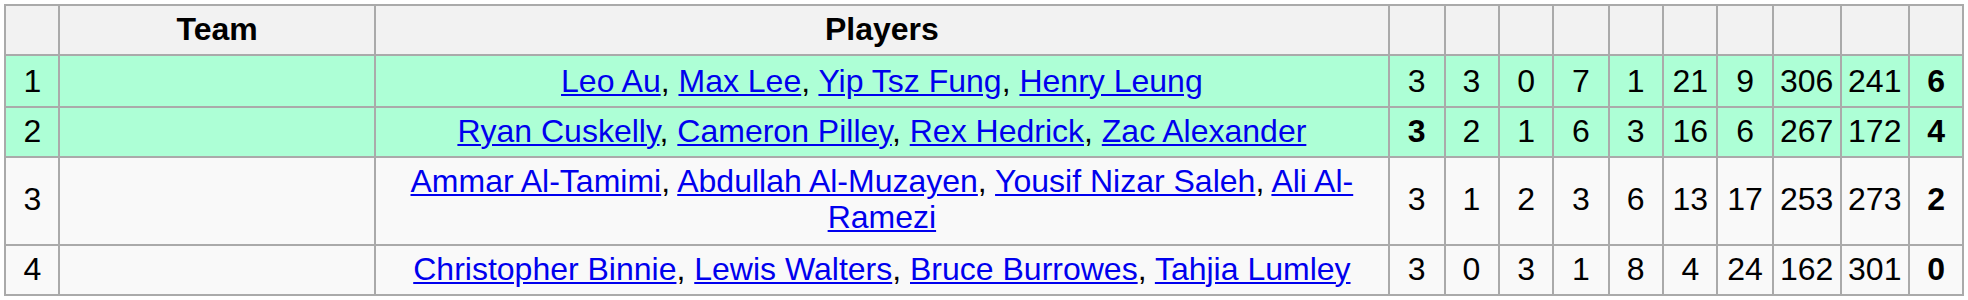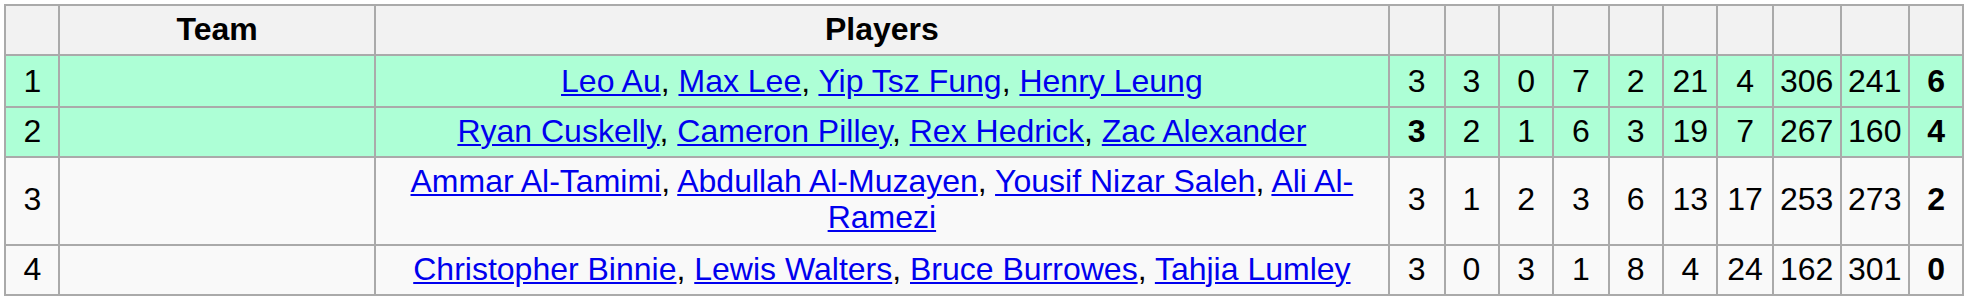(1636, 80) 1 -> (1636, 80) 2
(1745, 80) 9 -> (1745, 80) 4
(1690, 131) 16 -> (1690, 131) 19
(1745, 131) 6 -> (1745, 131) 7
(1875, 131) 172 -> (1875, 131) 160
